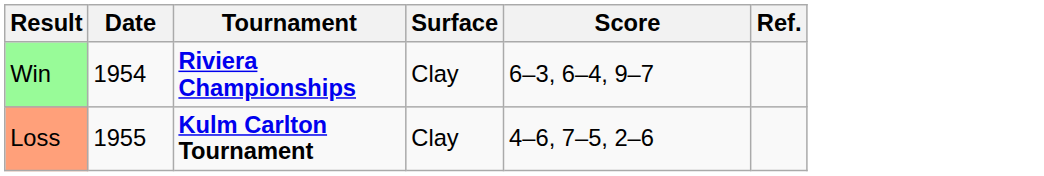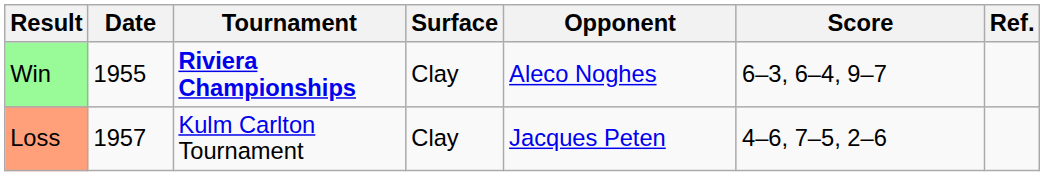+ column: (620, 23)
(120, 74) 1954 -> (120, 74) 1955
(120, 138) 1955 -> (120, 138) 1957
(253, 138) bold -> (247, 138) normal
